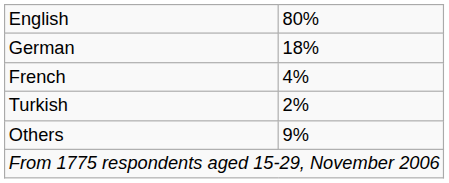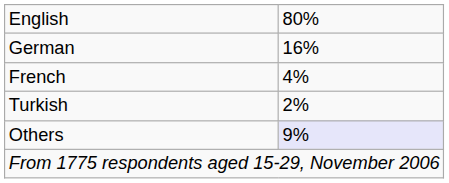(301, 47) 18% -> (301, 47) 16%
(296, 134) no background -> (296, 134) lavender background
